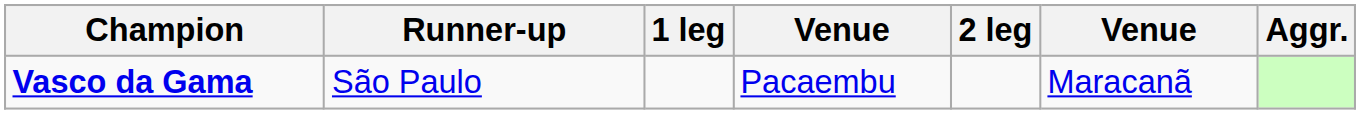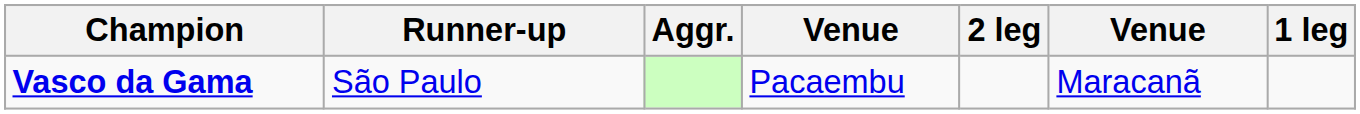columns swapped: (688, 30) <-> (1307, 30)
